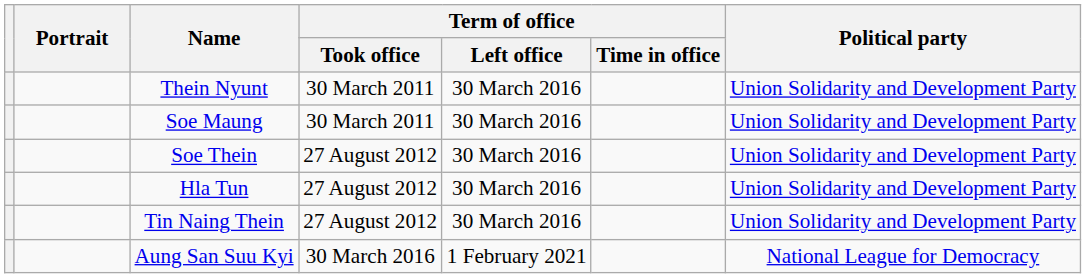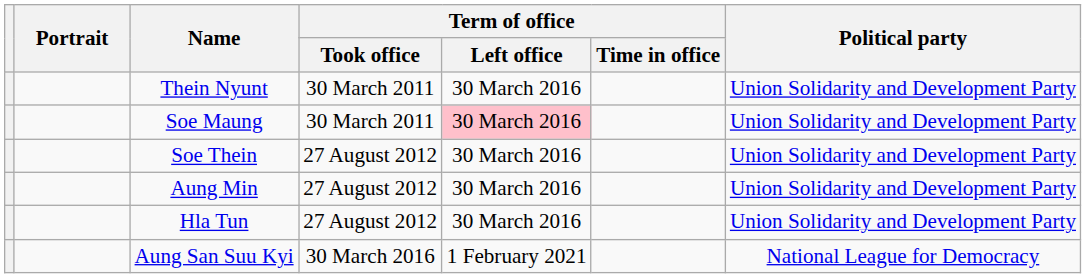(517, 121) no background -> (517, 121) pink background
+ row: (214, 188)
- row: (214, 222)
